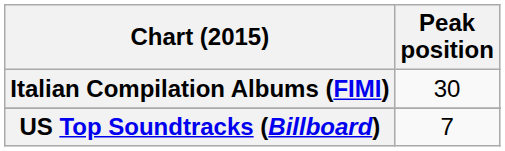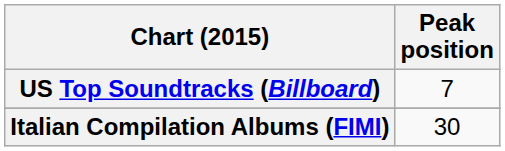rows swapped: (200, 88) <-> (200, 126)
